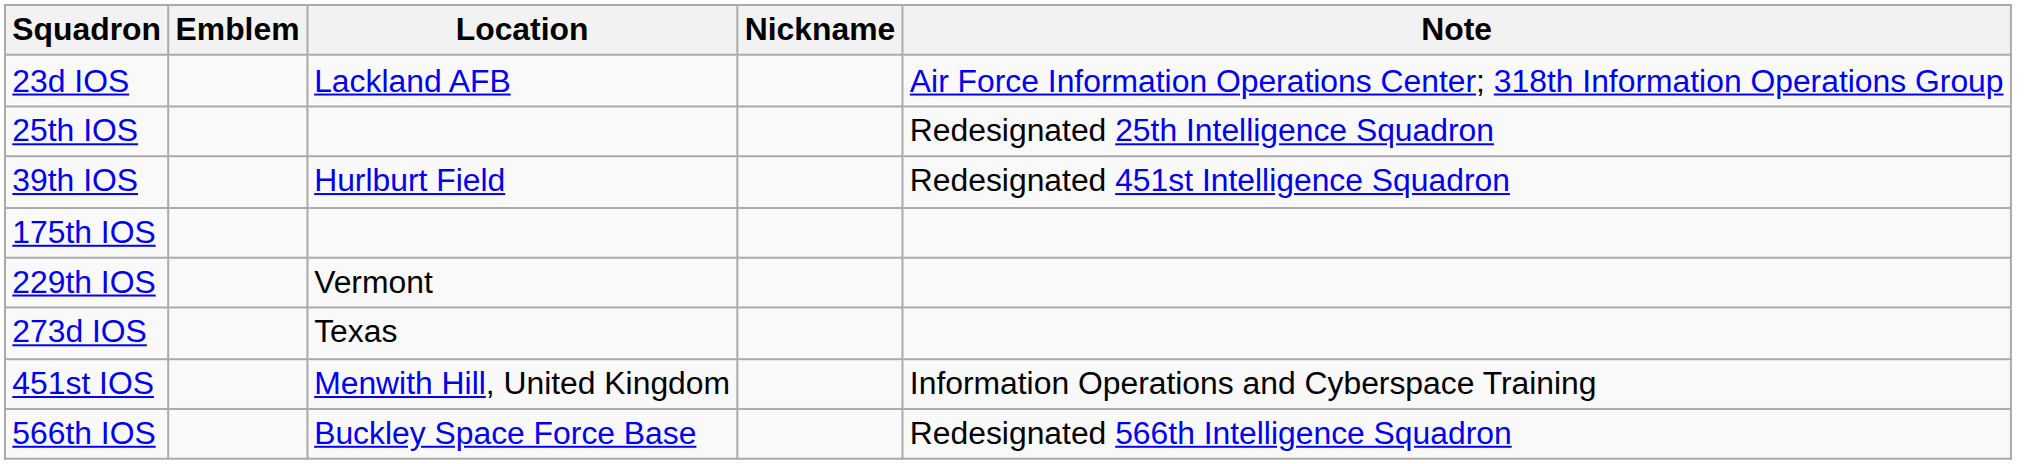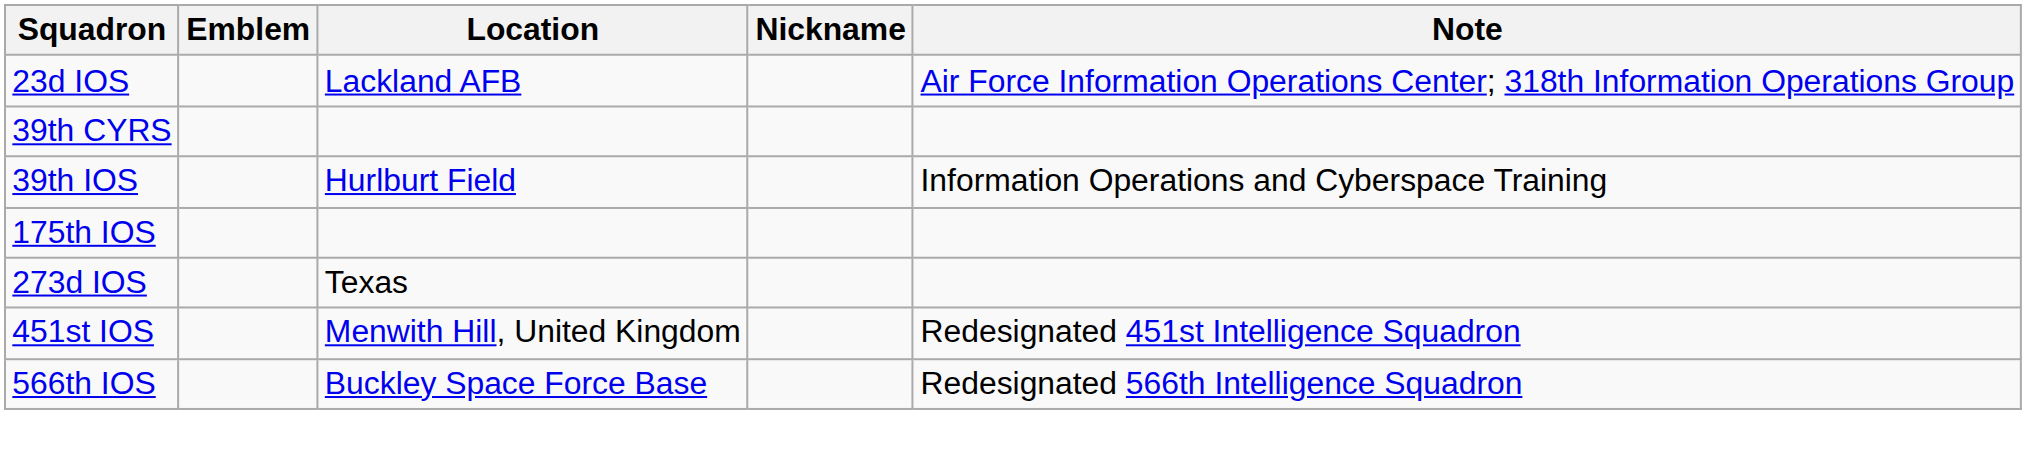- row: (75, 130)
+ row: (92, 130)
(1210, 181) Redesignated 451st Intelligence Squadron -> (1264, 181) Information Operations and Cyberspace Training
- row: (84, 282)
(1253, 383) Information Operations and Cyberspace Training -> (1221, 332) Redesignated 451st Intelligence Squadron
